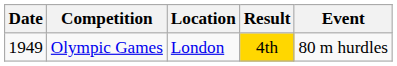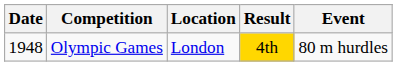(26, 47) 1949 -> (26, 47) 1948
